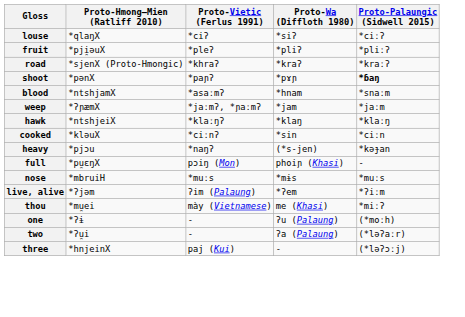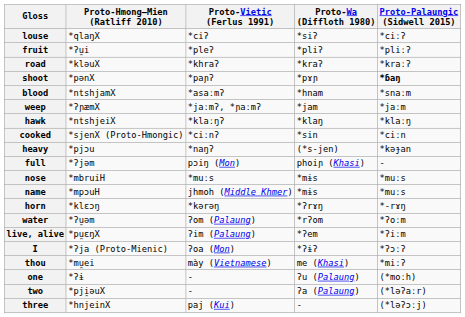(87, 50) *pji̯əuX -> (79, 50) *ʔu̯i
(126, 64) *sjenX (Proto-Hmongic) -> (84, 64) *kləuX
(84, 135) *kləuX -> (126, 135) *sjenX (Proto-Hmongic)
(84, 163) *pu̯ɛŋX -> (81, 163) *ʔjəm
+ row: (35, 192)
+ row: (35, 206)
+ row: (35, 220)
(81, 192) *ʔjəm -> (84, 234) *pu̯ɛŋX
+ row: (35, 249)
(79, 234) *ʔu̯i -> (87, 291) *pji̯əuX
